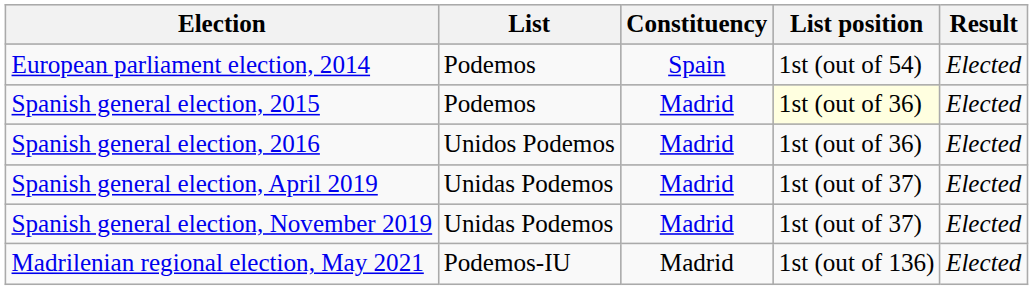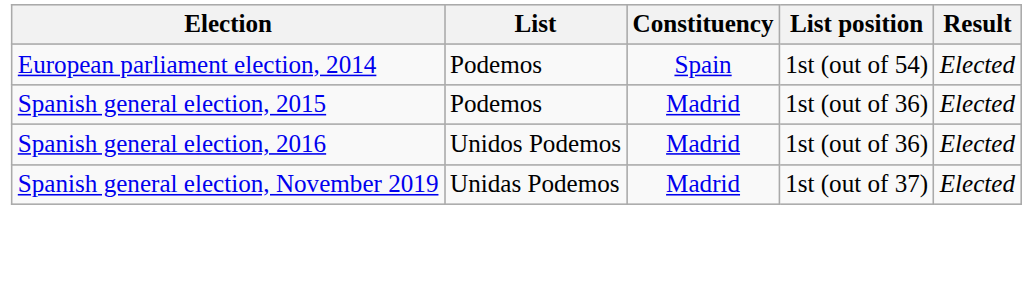(850, 104) lightyellow background -> (857, 104) no background
- row: (195, 183)
- row: (218, 263)
